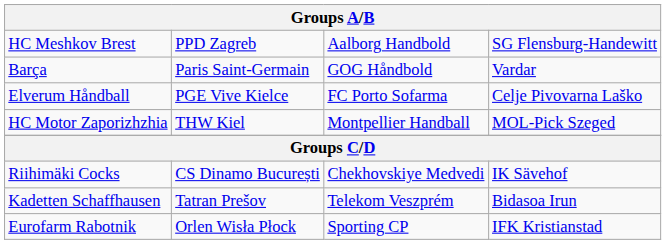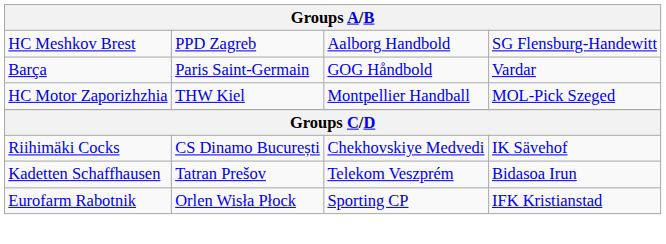- row: (69, 95)
